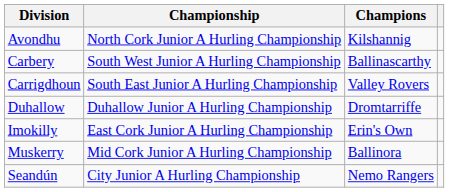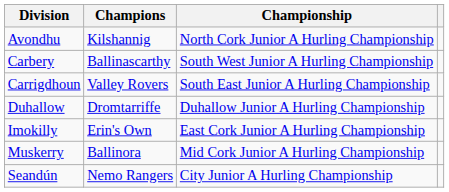columns swapped: (214, 15) <-> (391, 15)
